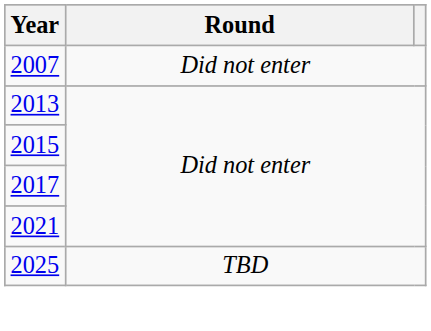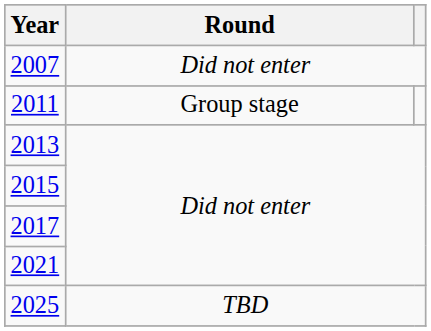+ row: (35, 105)
